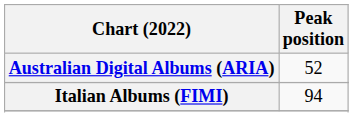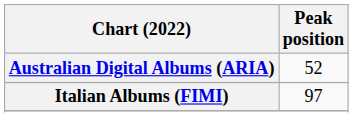(313, 96) 94 -> (313, 96) 97
